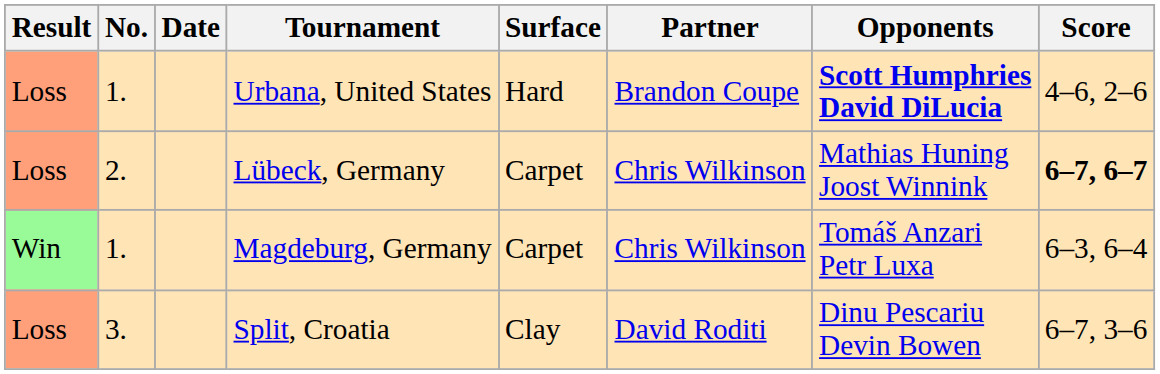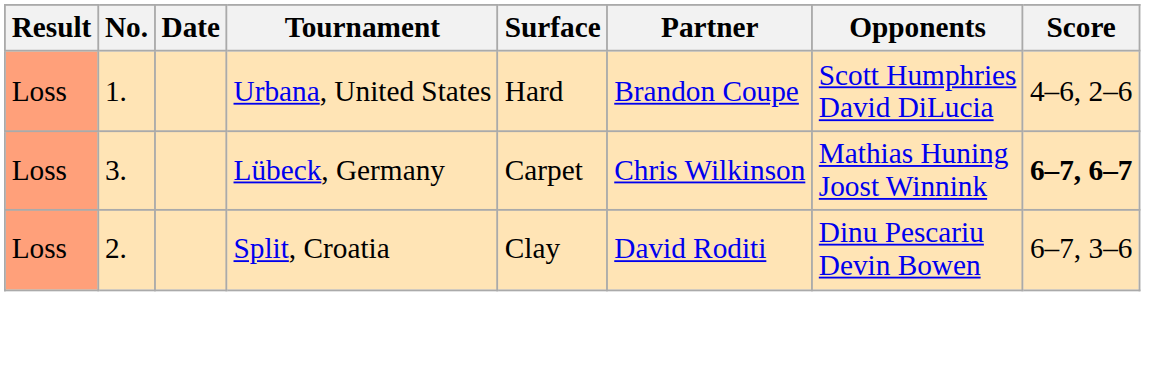(925, 90) bold -> (918, 90) normal
(116, 170) 2. -> (116, 170) 3.
- row: (363, 249)
(116, 328) 3. -> (116, 249) 2.
